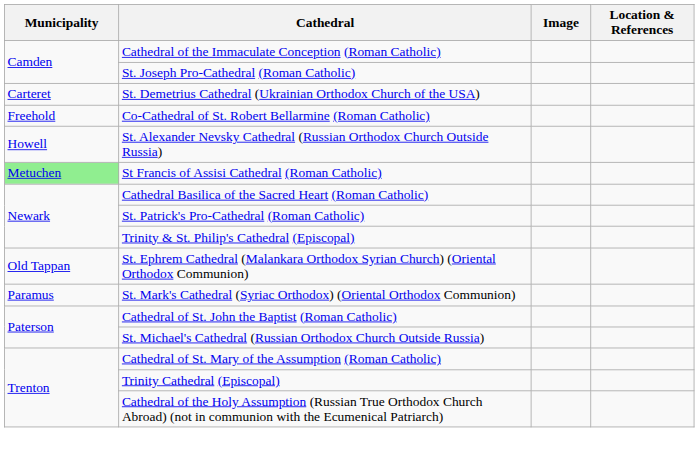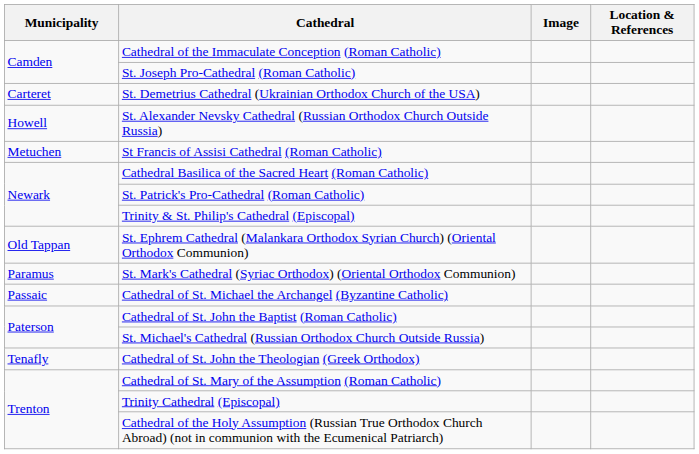- row: (276, 115)
(34, 173) lightgreen background -> (34, 151) no background
+ row: (285, 294)
+ row: (271, 358)
